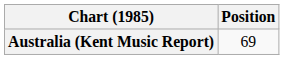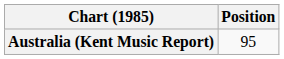(248, 41) 69 -> (248, 41) 95
